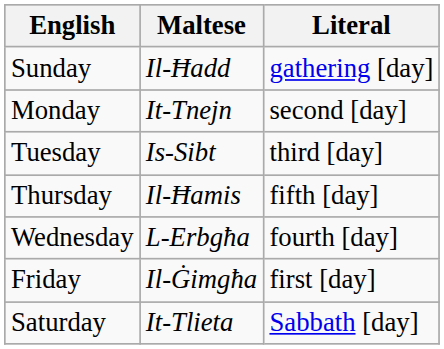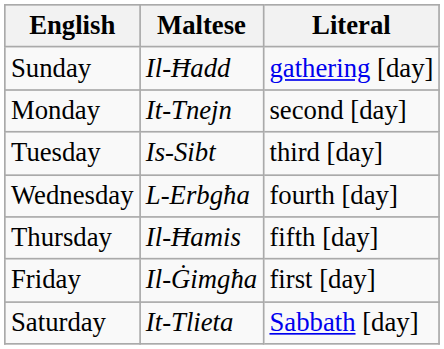rows swapped: (72, 237) <-> (61, 195)
